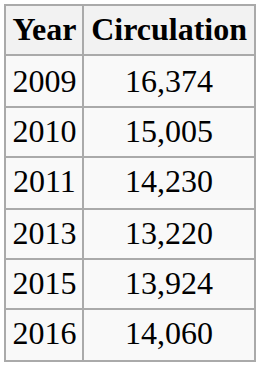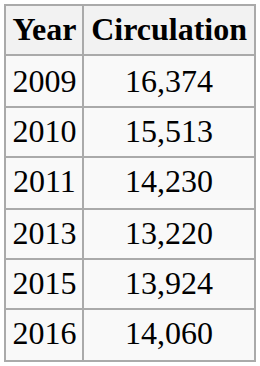(169, 131) 15,005 -> (169, 131) 15,513
